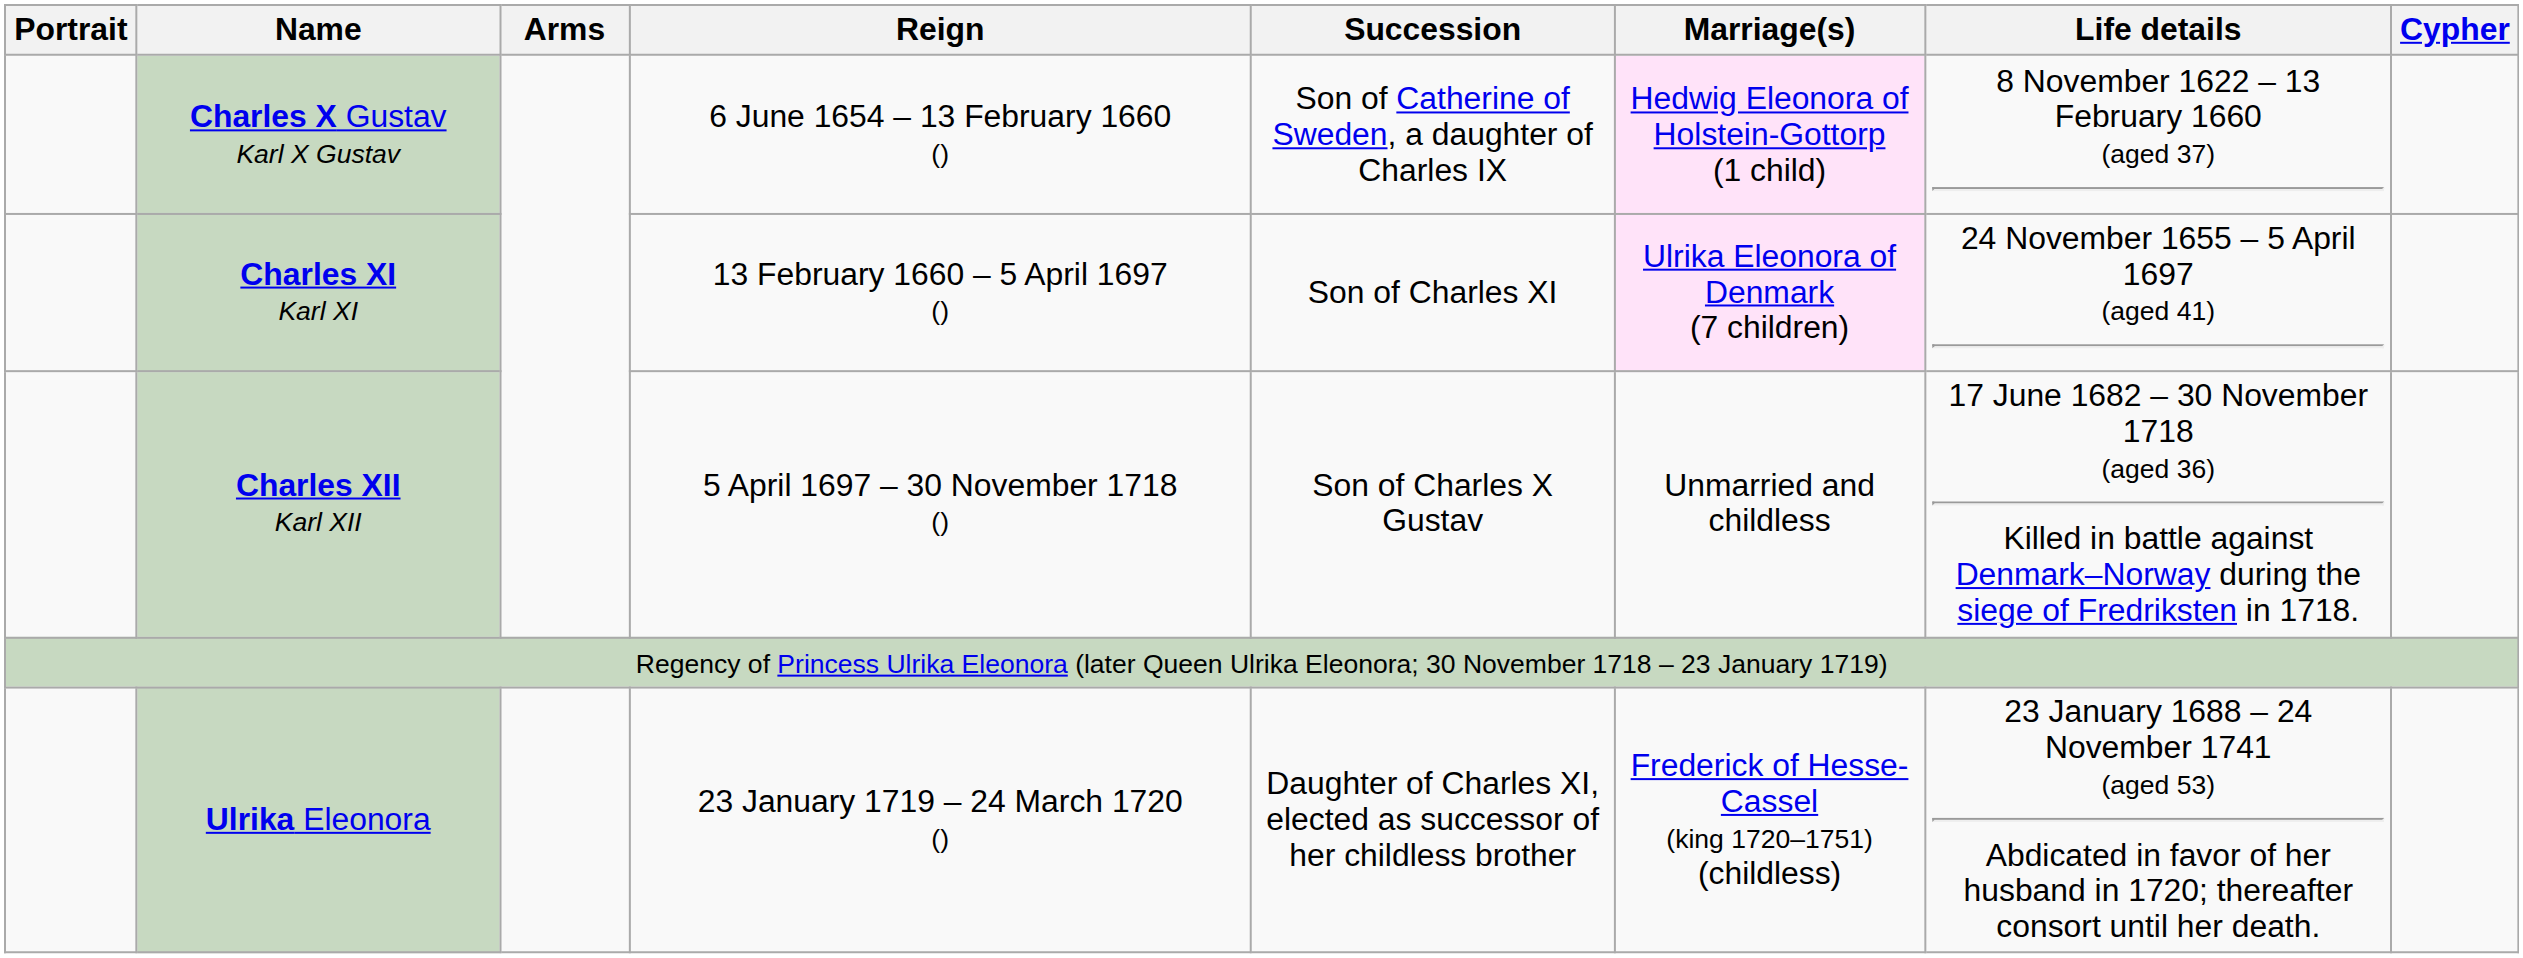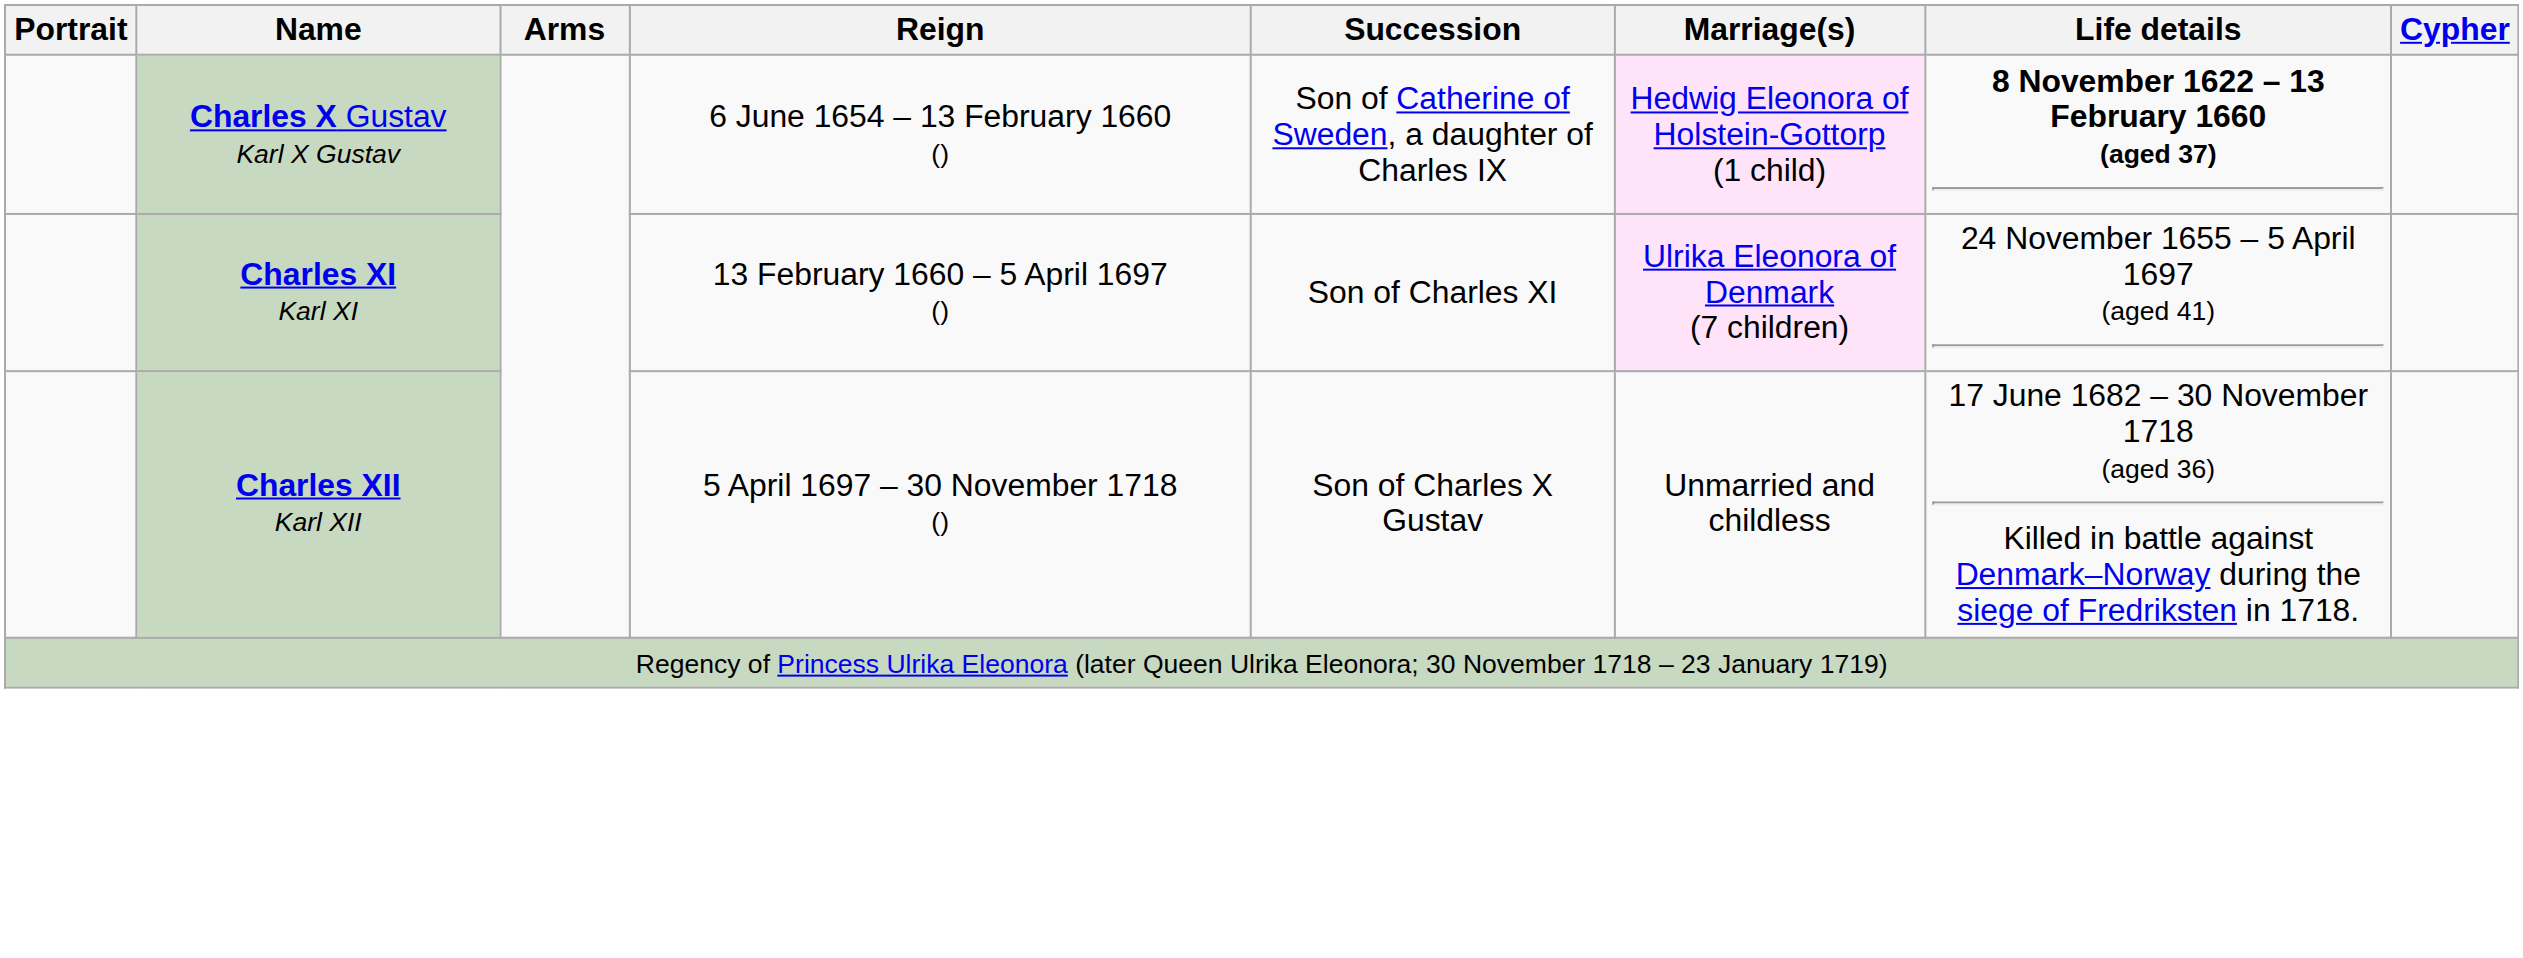(2158, 127) normal -> (2158, 127) bold
- row: (318, 819)
